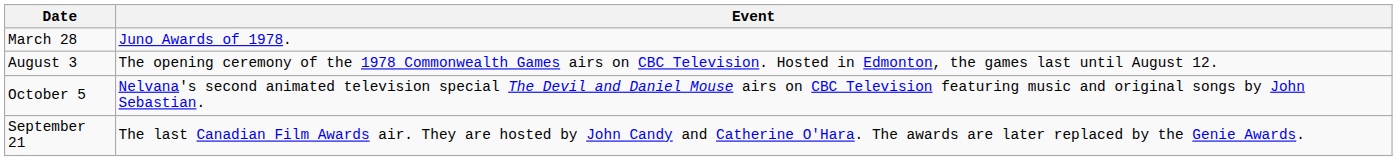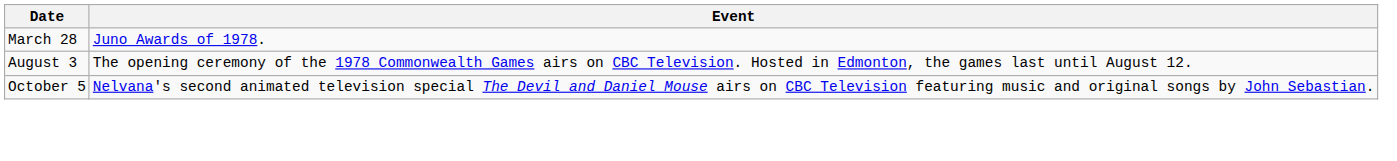- row: (47, 135)
